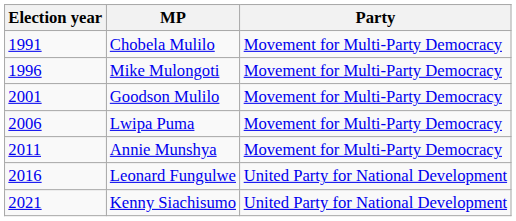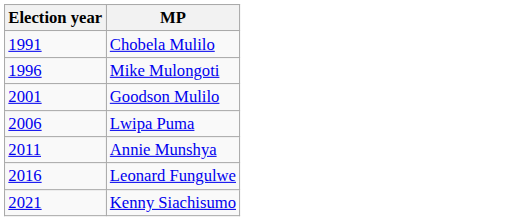- column: (375, 17)
